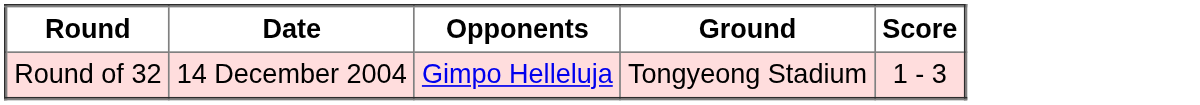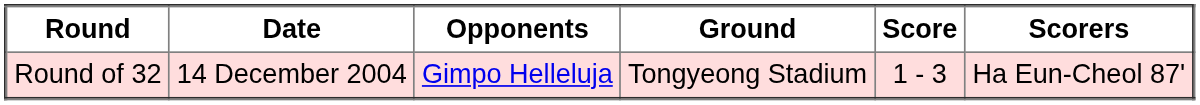+ column: (1079, 29)
